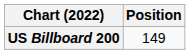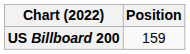(154, 37) 149 -> (154, 37) 159
